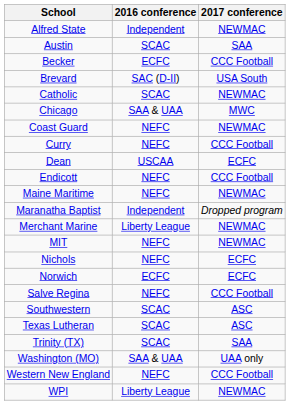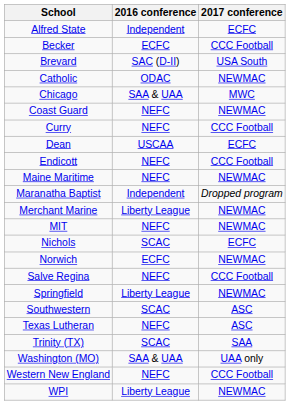(242, 29) NEWMAC -> (242, 29) ECFC
- row: (58, 45)
(156, 95) SCAC -> (156, 78) ODAC
(156, 260) NEFC -> (156, 243) SCAC
(242, 276) ECFC -> (242, 260) NEWMAC
+ row: (58, 293)
(156, 326) SCAC -> (156, 326) NEFC
